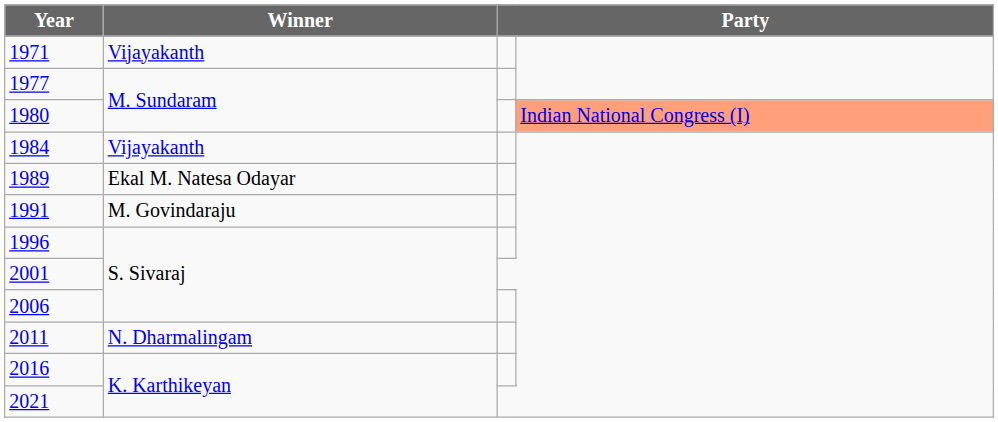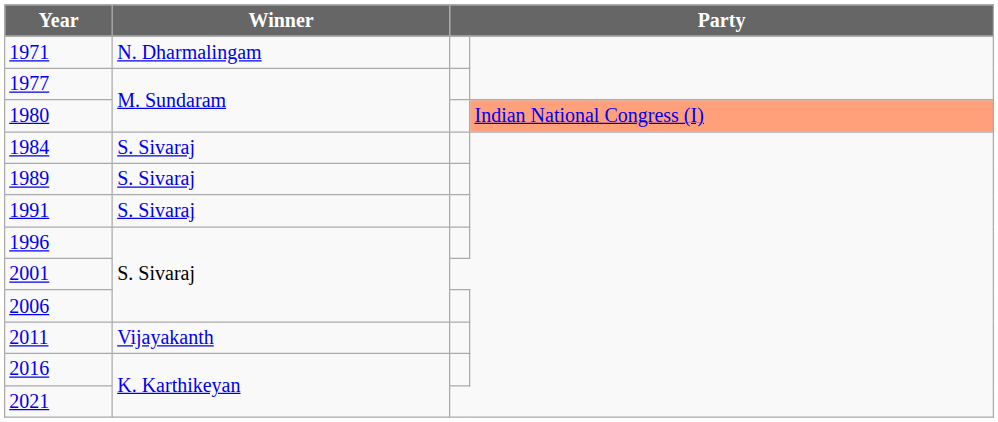(156, 52) Vijayakanth -> (189, 52) N. Dharmalingam
(156, 147) Vijayakanth -> (156, 147) S. Sivaraj
(202, 178) Ekal M. Natesa Odayar -> (156, 178) S. Sivaraj
(172, 210) M. Govindaraju -> (156, 210) S. Sivaraj
(180, 337) N. Dharmalingam -> (165, 337) Vijayakanth
